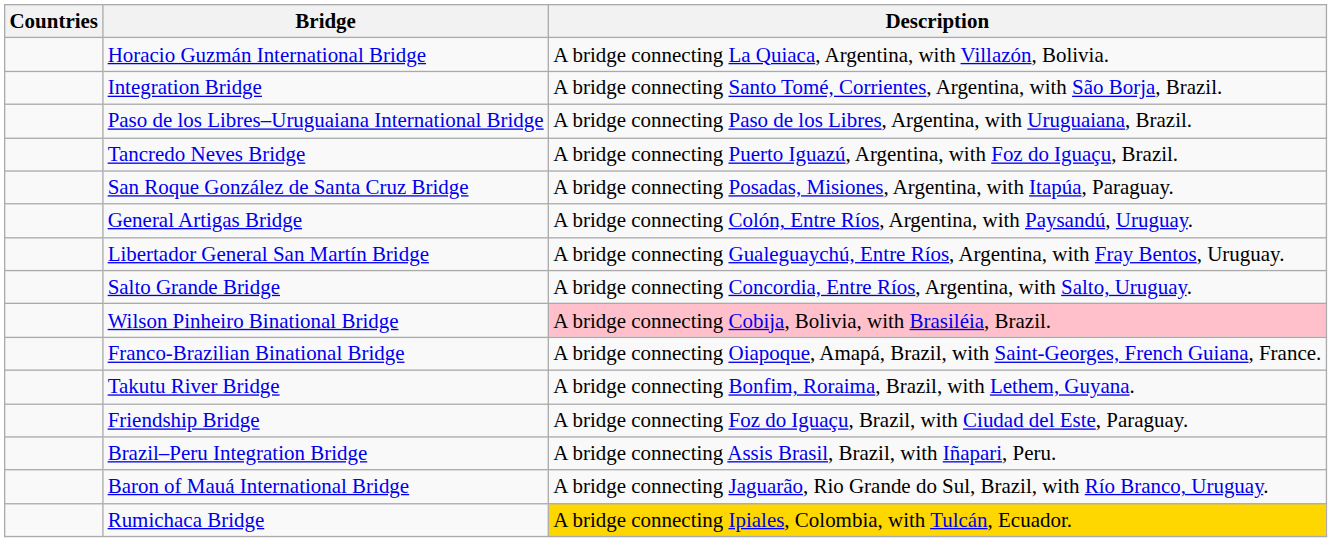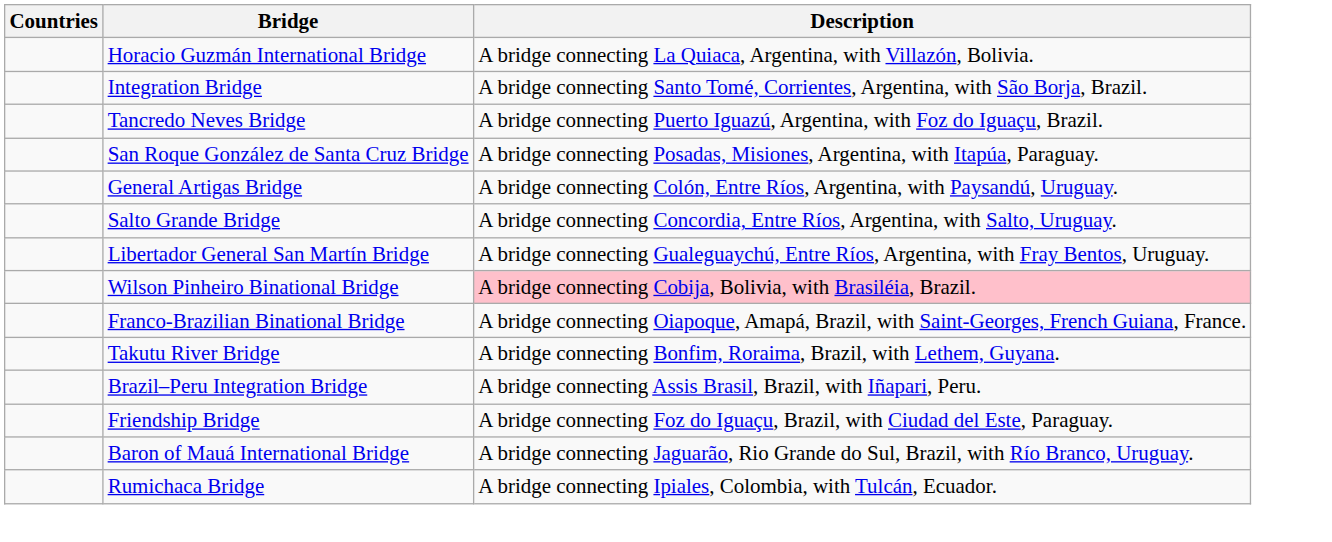- row: (326, 120)
rows swapped: (268, 253) <-> (194, 287)
rows swapped: (184, 420) <-> (237, 453)
(813, 519) gold background -> (738, 486) no background
